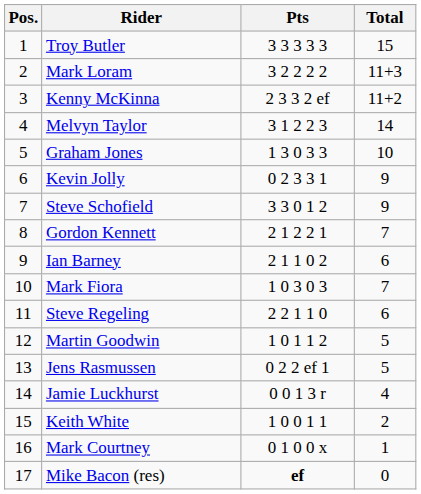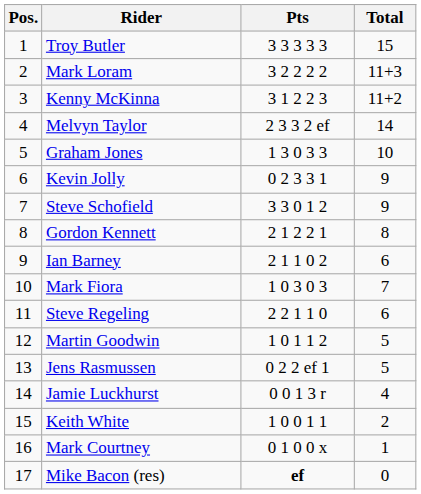(298, 98) 2 3 3 2 ef -> (298, 98) 3 1 2 2 3
(298, 125) 3 1 2 2 3 -> (298, 125) 2 3 3 2 ef
(385, 233) 7 -> (385, 233) 8
